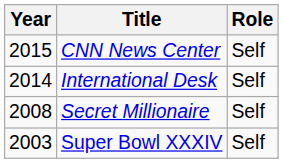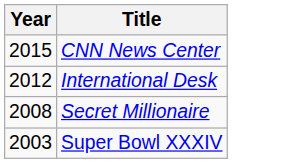- column: (252, 19)
(31, 81) 2014 -> (31, 81) 2012
